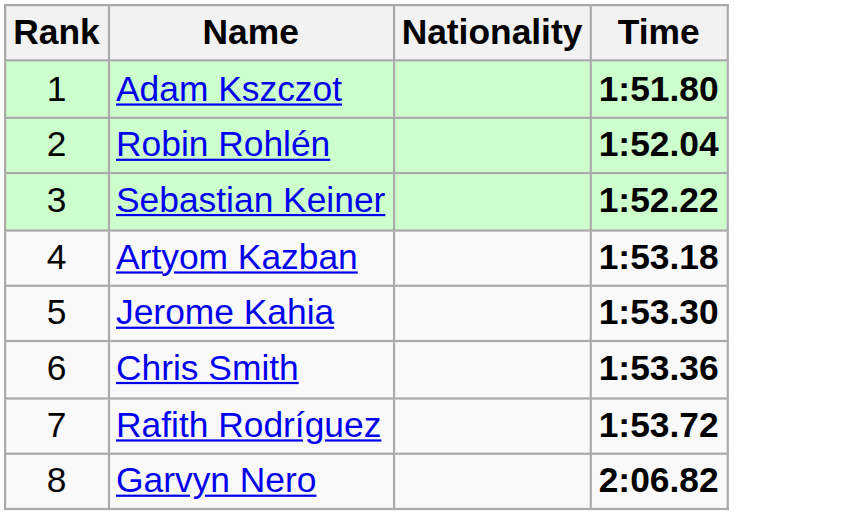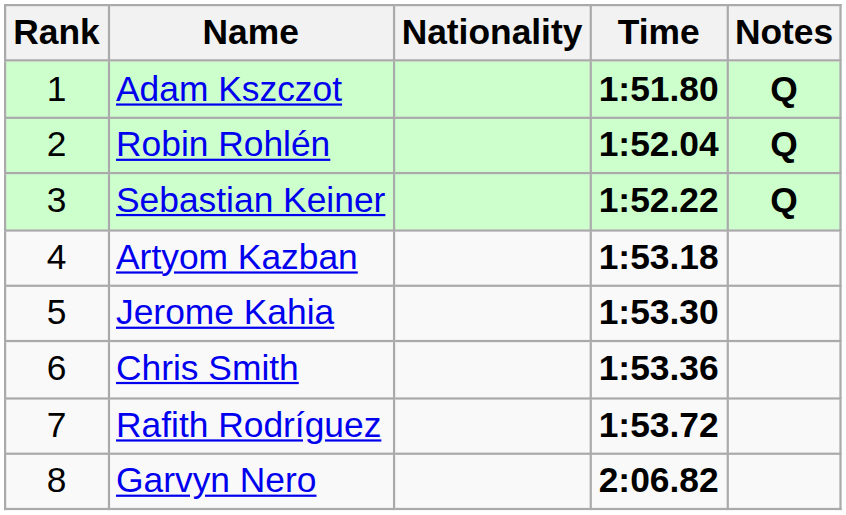+ column: (784, 32)
